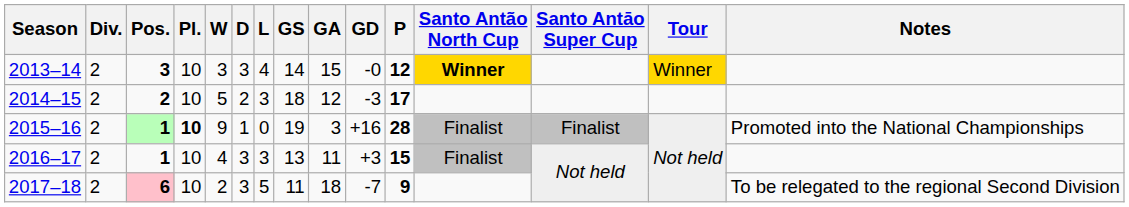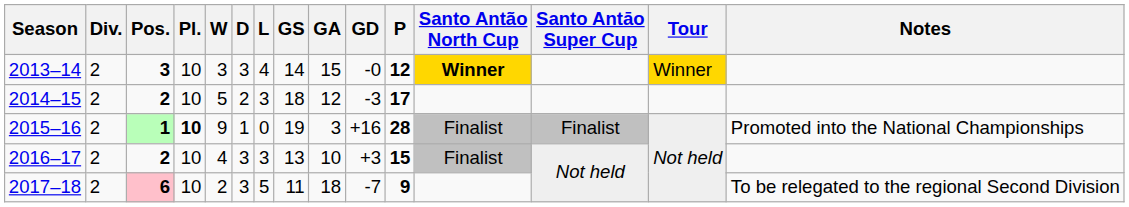(165, 157) 1 -> (165, 157) 2
(331, 157) 11 -> (331, 157) 10
